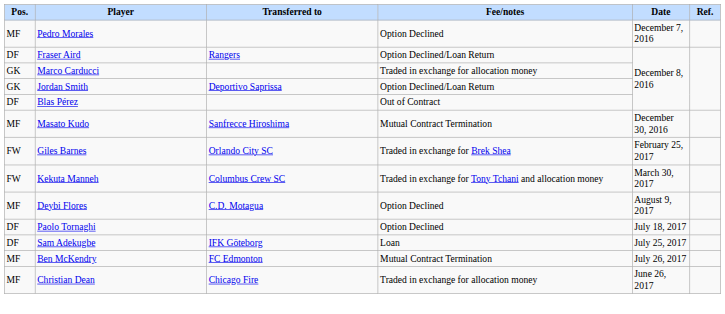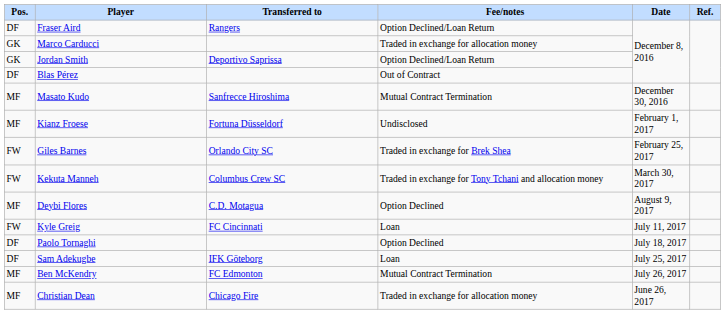- row: (65, 34)
+ row: (63, 124)
+ row: (59, 227)
